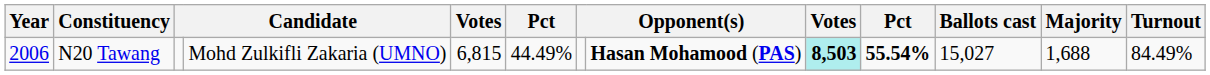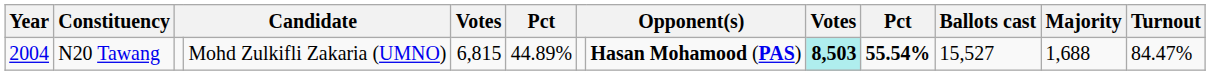(29, 53) 2006 -> (29, 53) 2004
(541, 53) 44.49% -> (541, 53) 44.89%
(967, 53) 15,027 -> (967, 53) 15,527
(1162, 53) 84.49% -> (1162, 53) 84.47%
